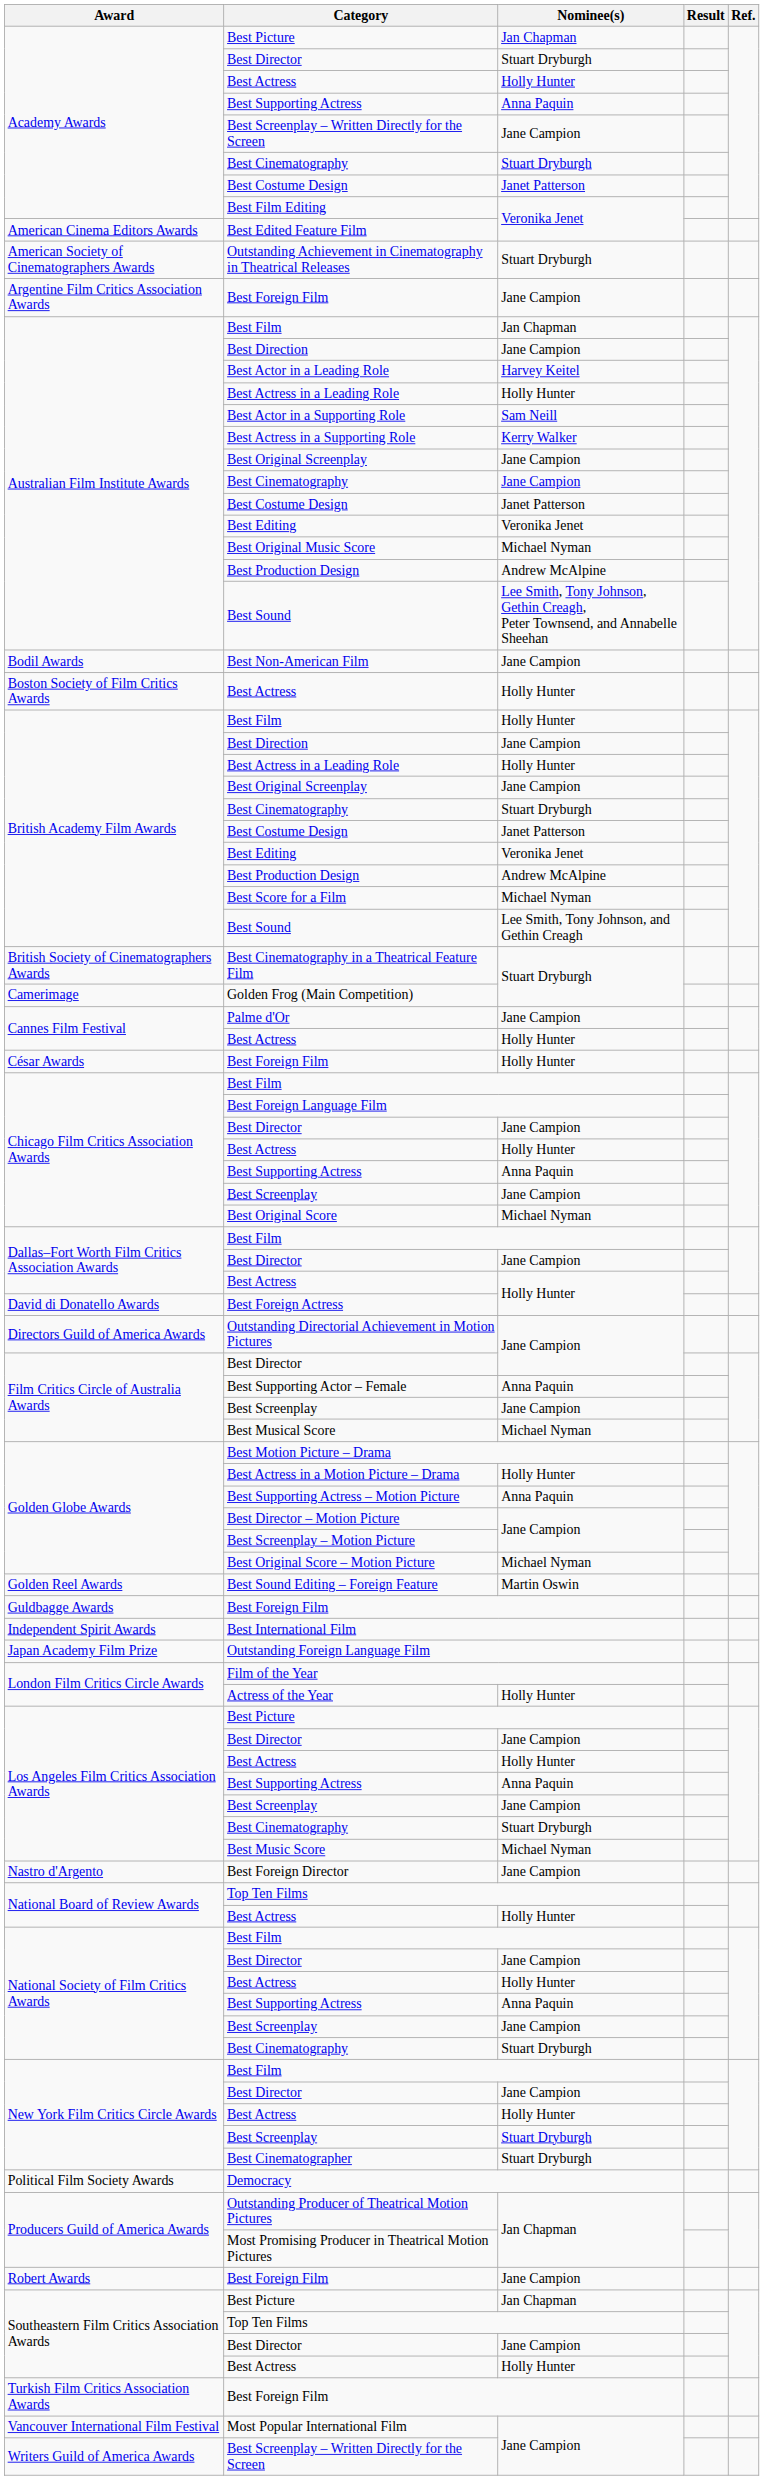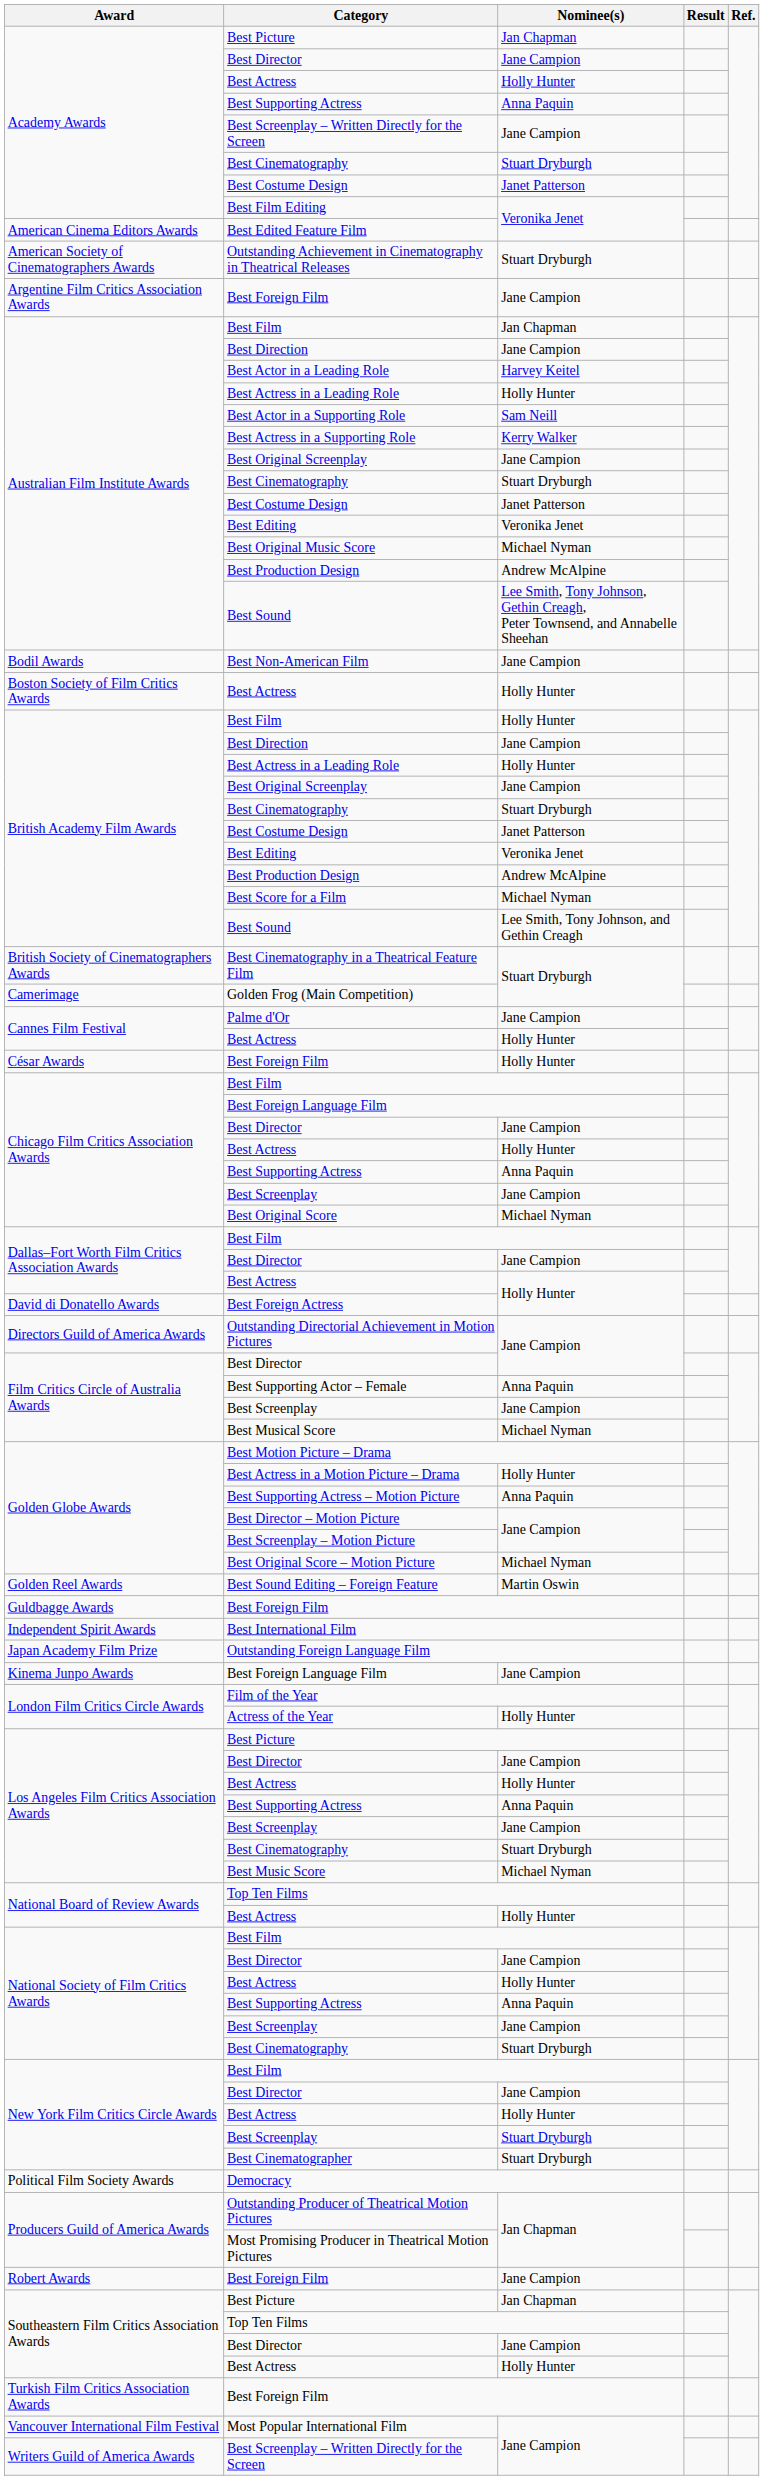(546, 59) Stuart Dryburgh -> (541, 59) Jane Campion
(541, 481) Jane Campion -> (546, 481) Stuart Dryburgh
+ row: (70, 1673)
- row: (55, 1872)
